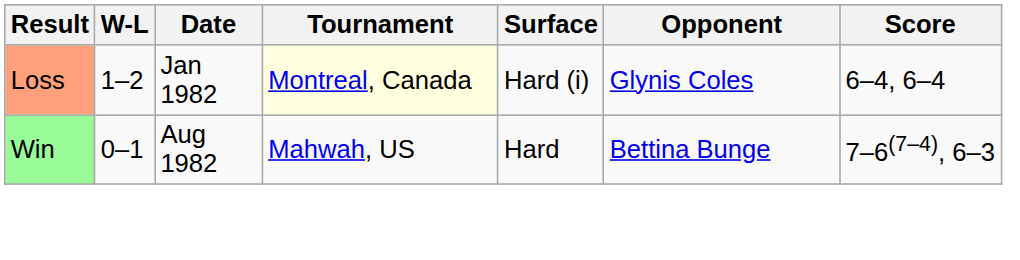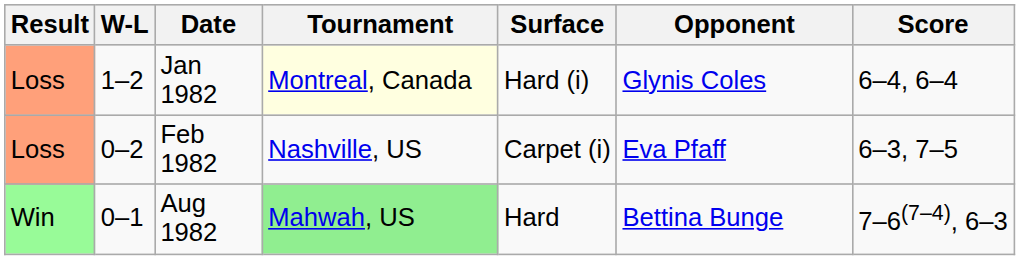+ row: (189, 149)
(341, 149) no background -> (341, 218) lightgreen background
